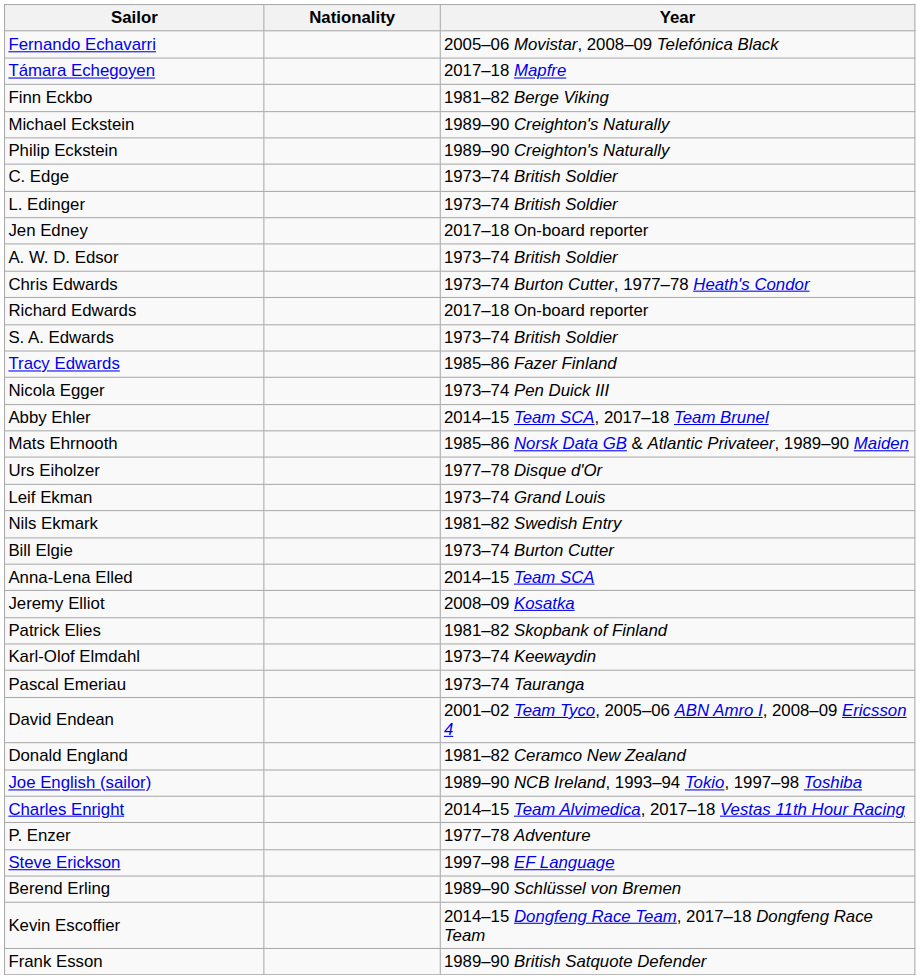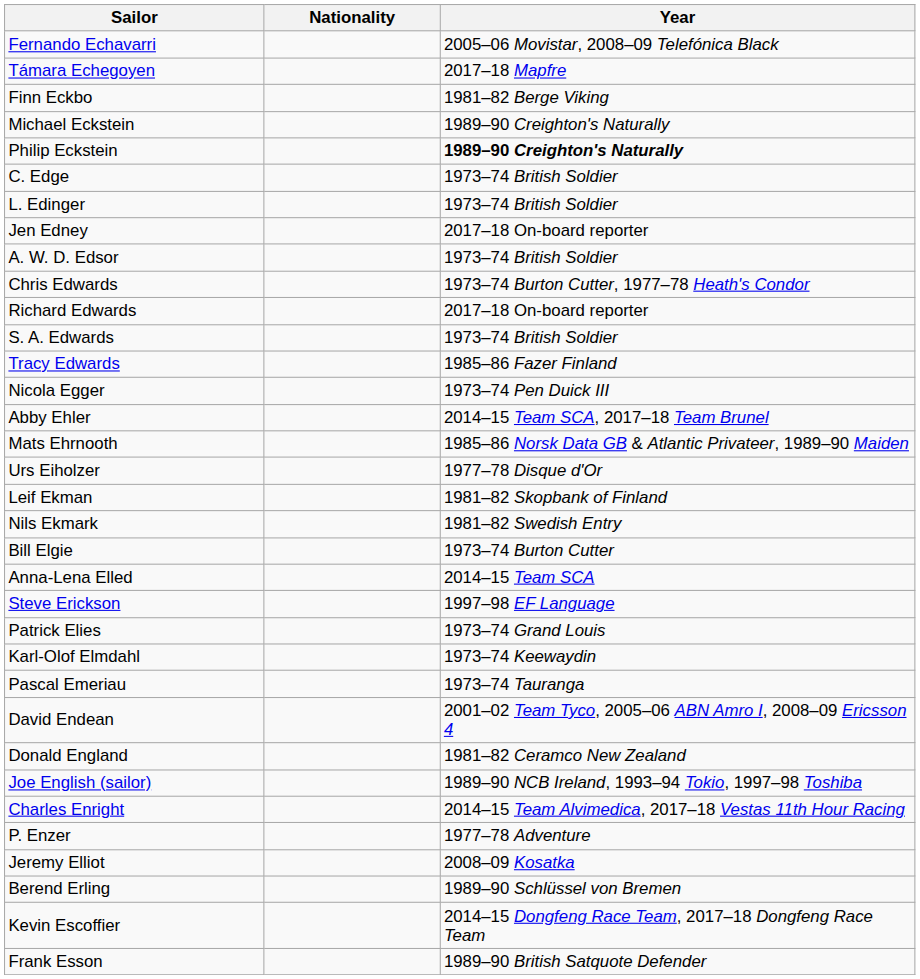(557, 151) normal -> (564, 151) bold
(525, 497) 1973–74 Grand Louis -> (556, 497) 1981–82 Skopbank of Finland
rows swapped: (56, 603) <-> (64, 862)
(556, 630) 1981–82 Skopbank of Finland -> (525, 630) 1973–74 Grand Louis
